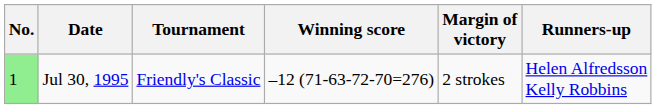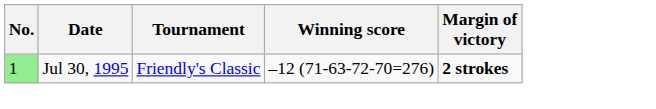- column: (586, 29)
(474, 78) normal -> (475, 68) bold
